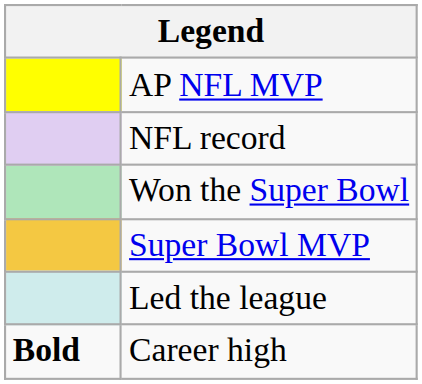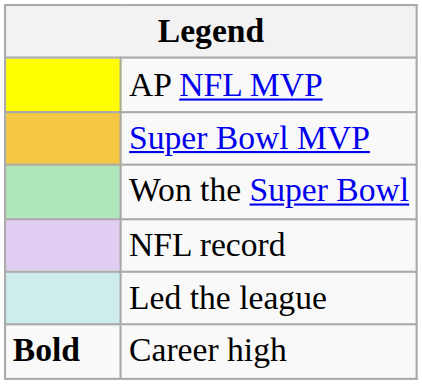rows swapped: (250, 244) <-> (207, 137)
